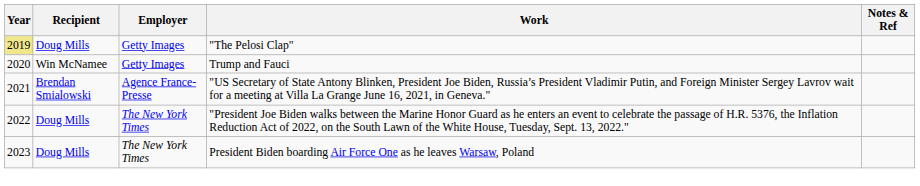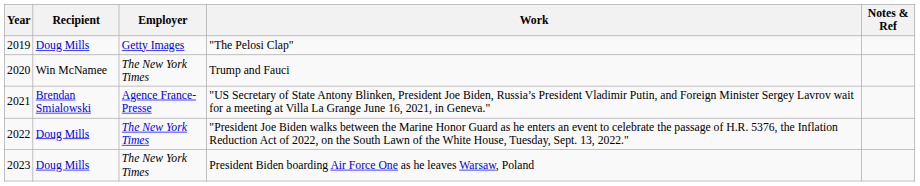(19, 45) khaki background -> (19, 45) no background
(153, 63) Getty Images -> (154, 70) The New York Times
